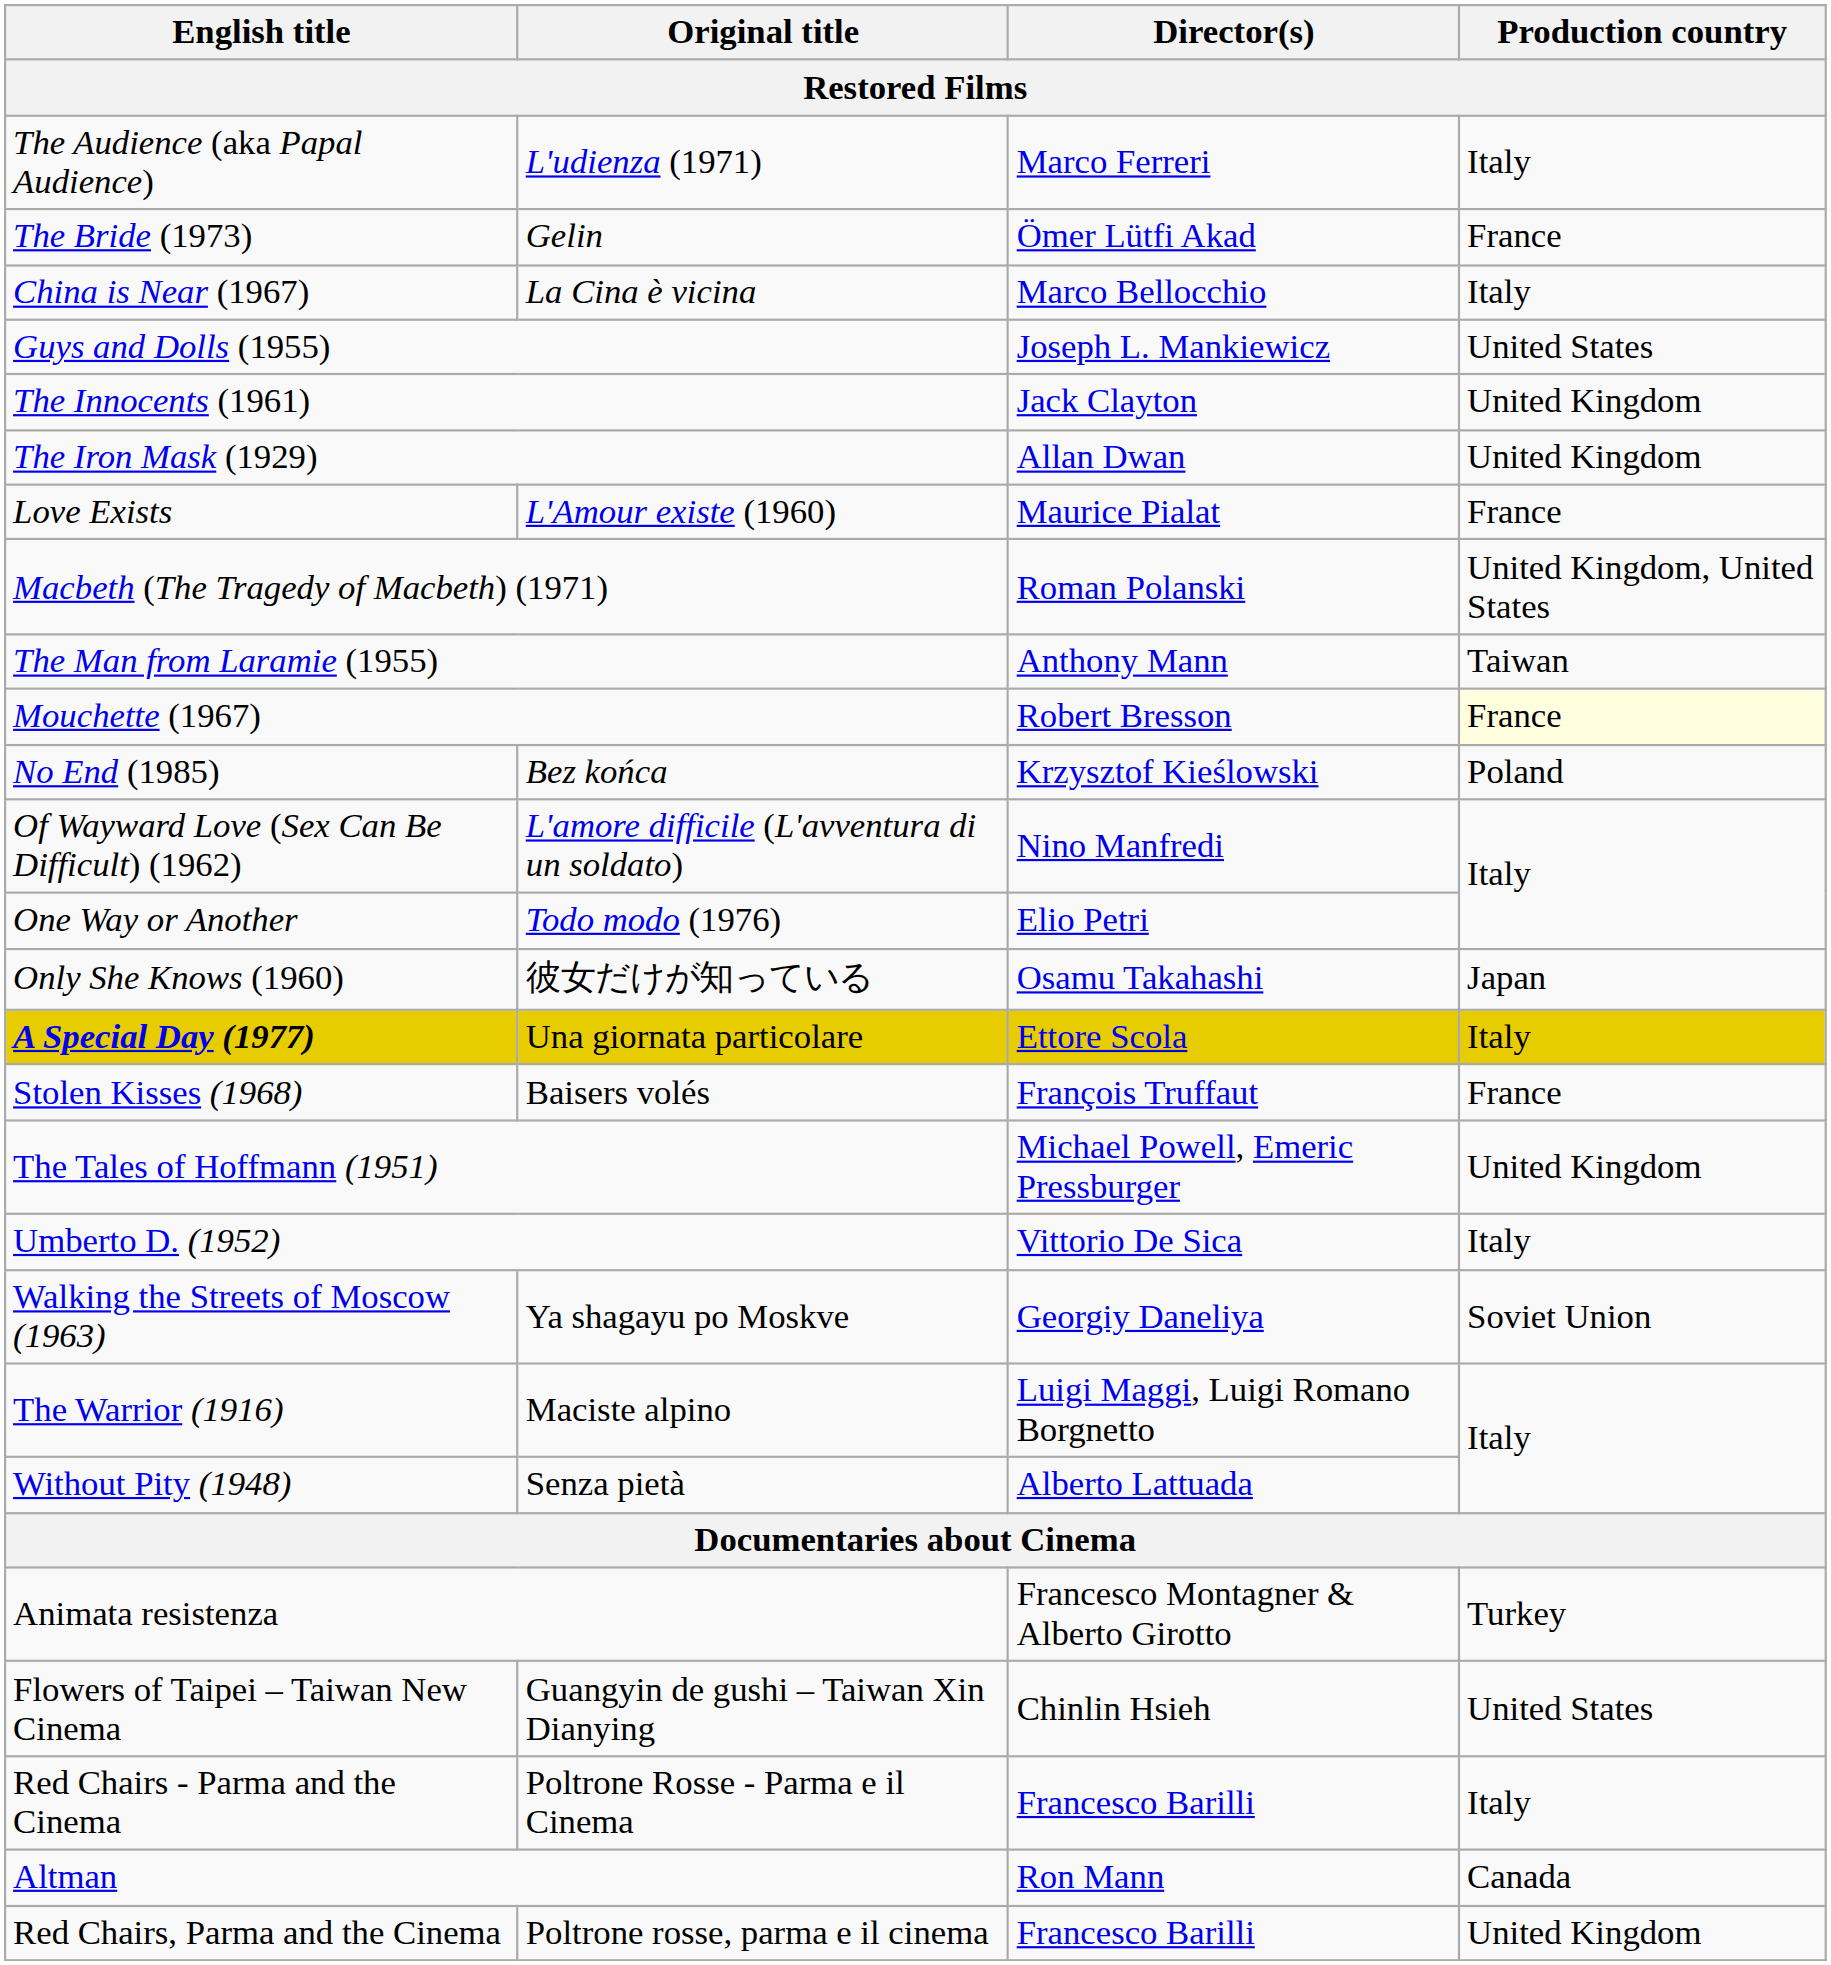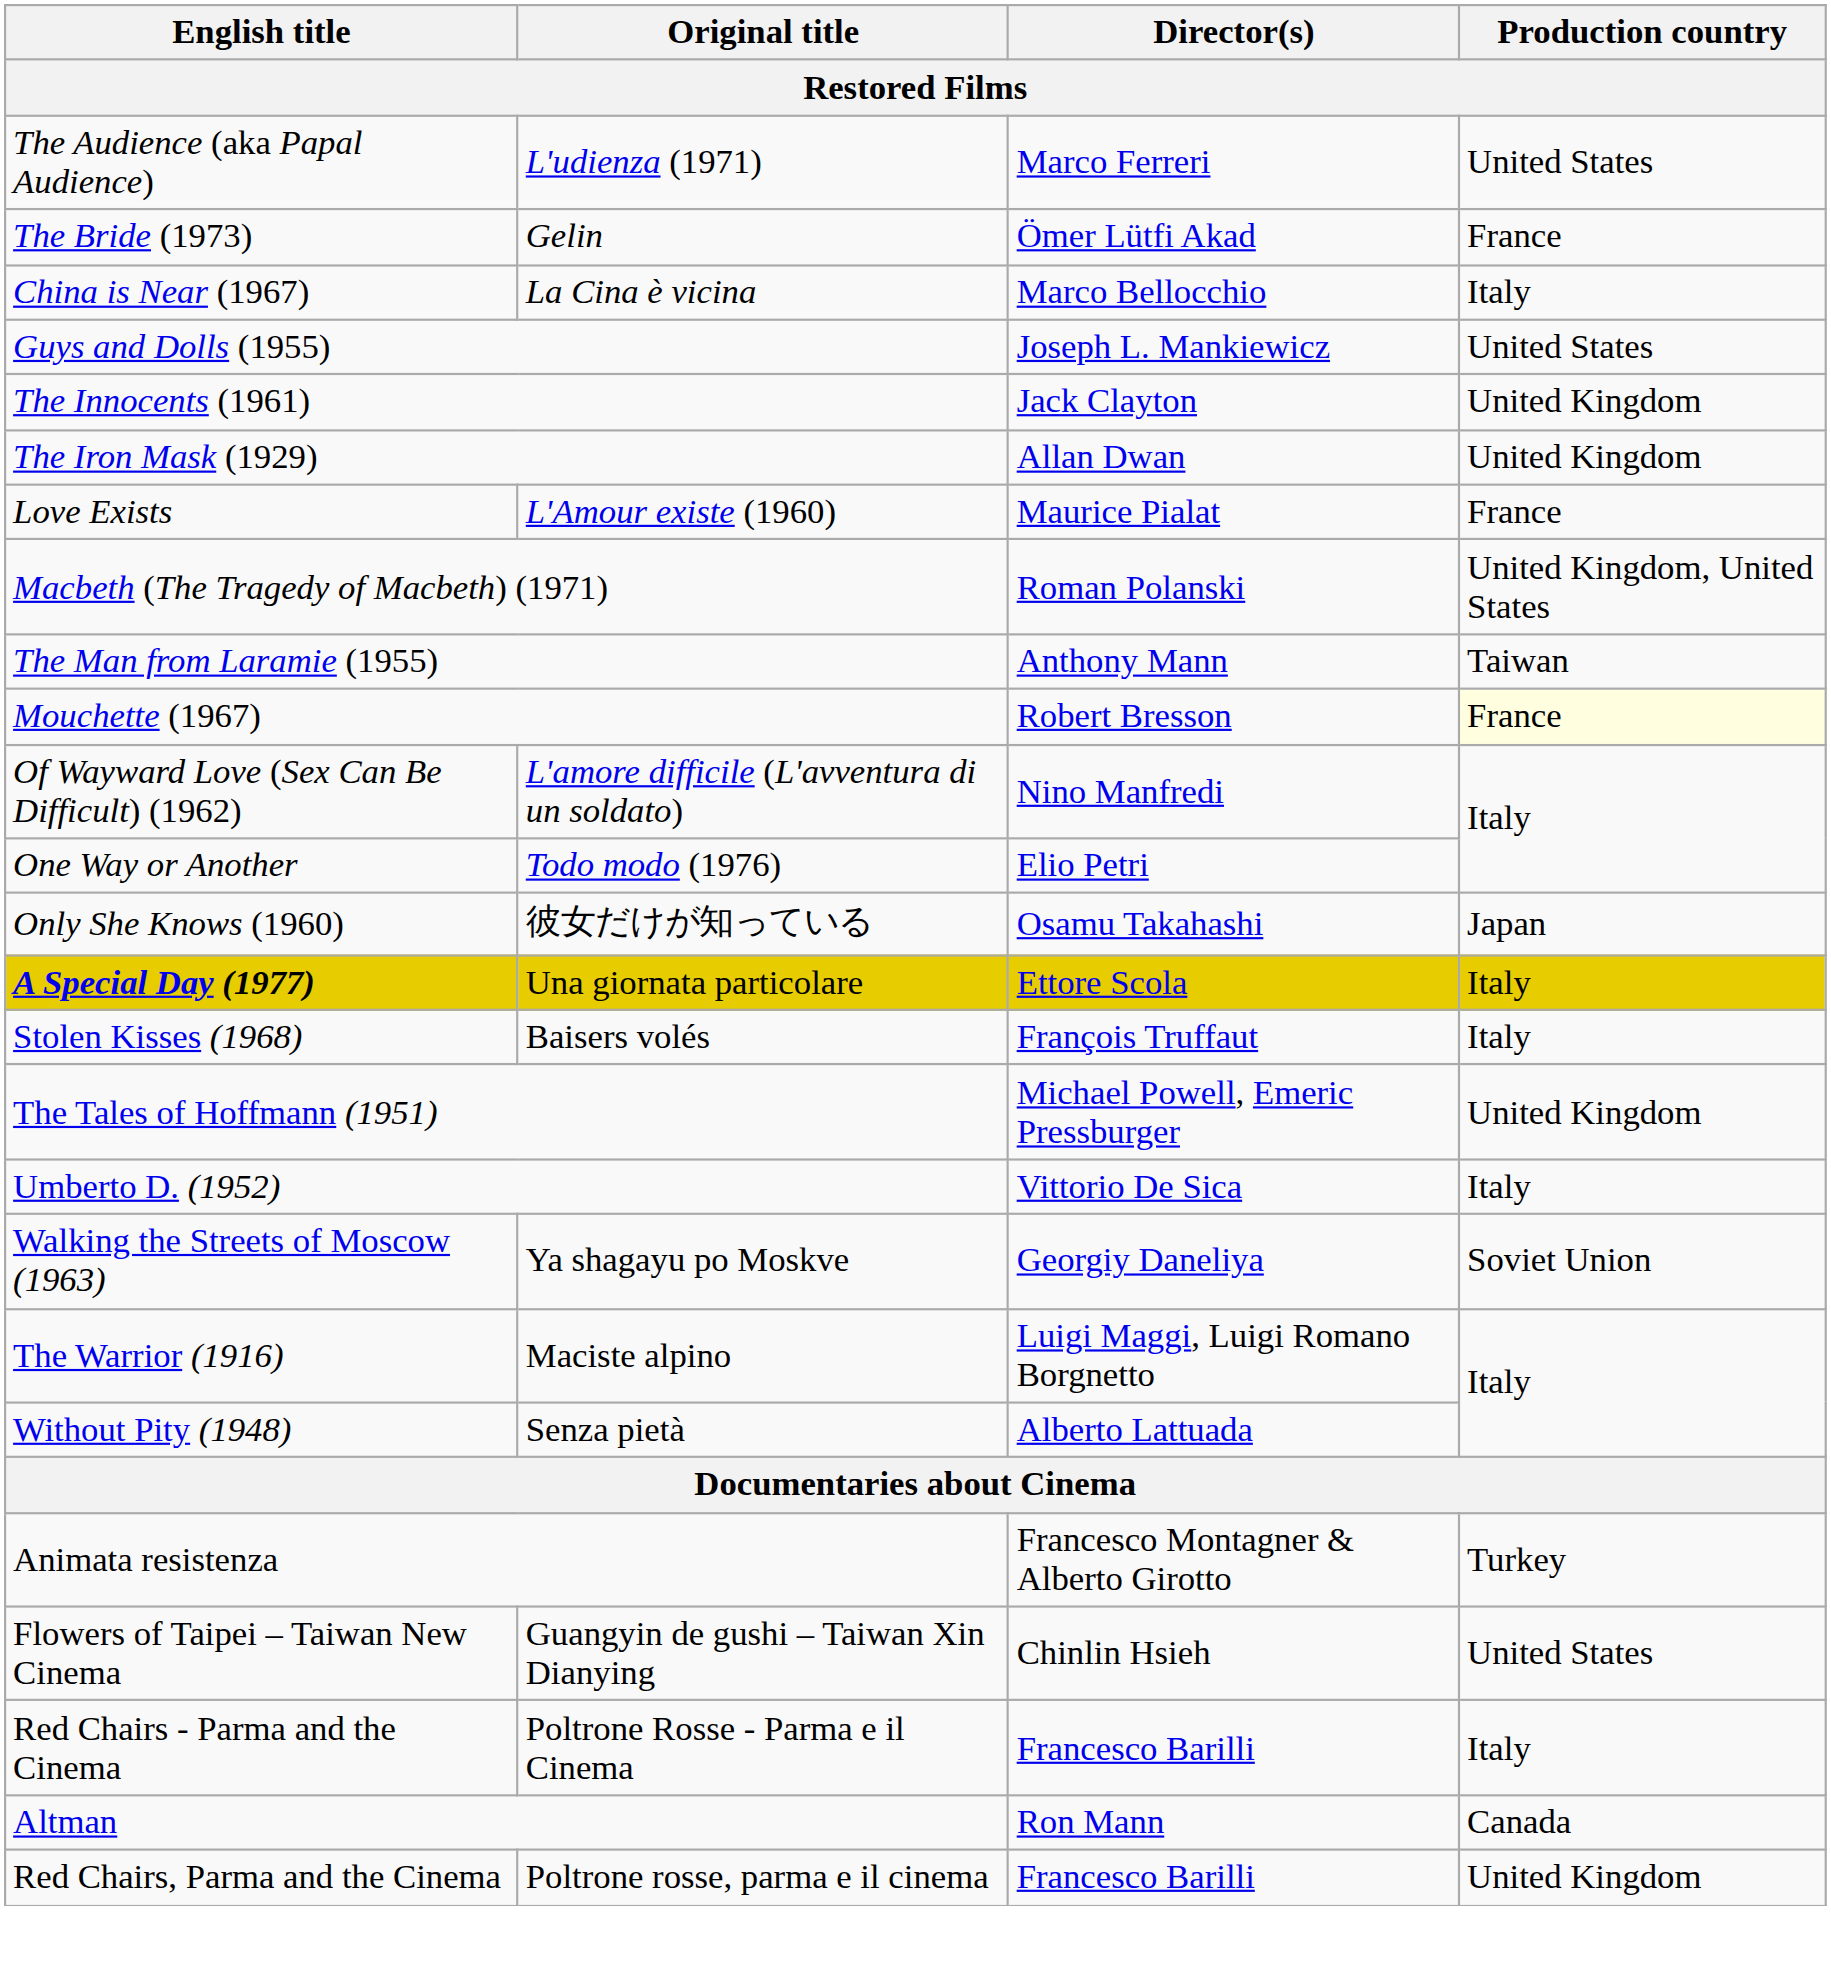(1499, 161) Italy -> (1560, 161) United States
- row: (116, 770)
(1514, 1091) France -> (1499, 1036) Italy
